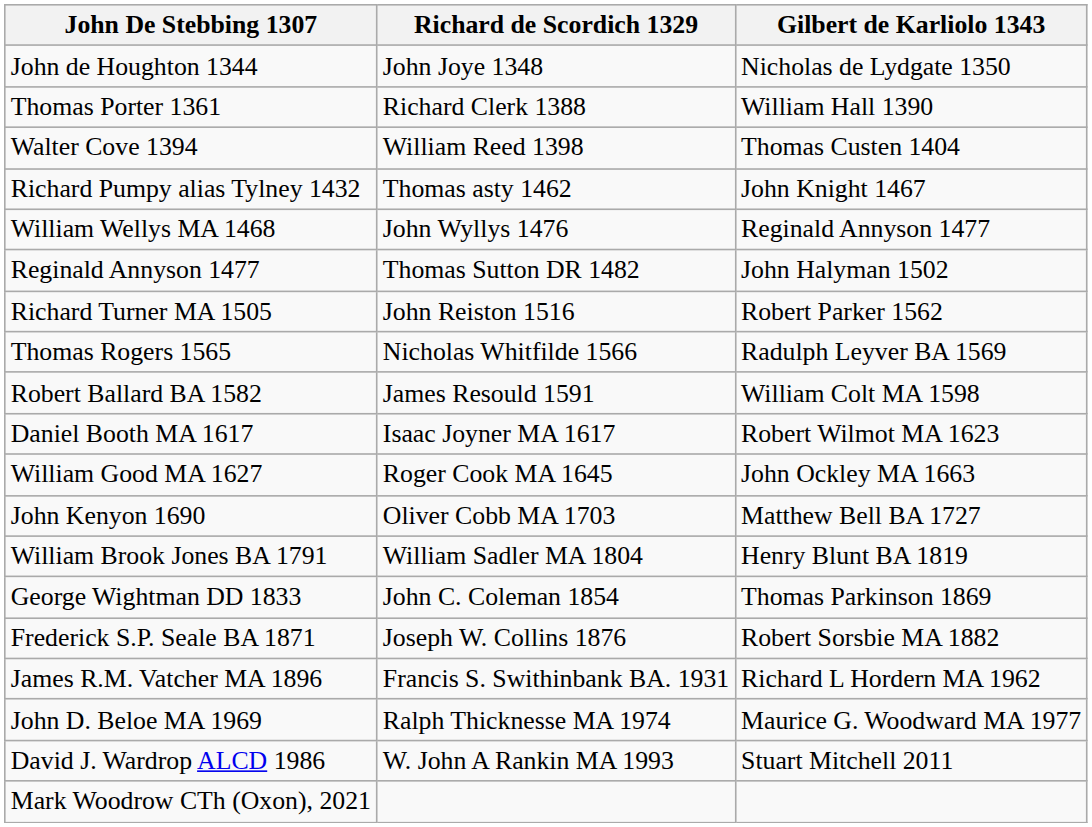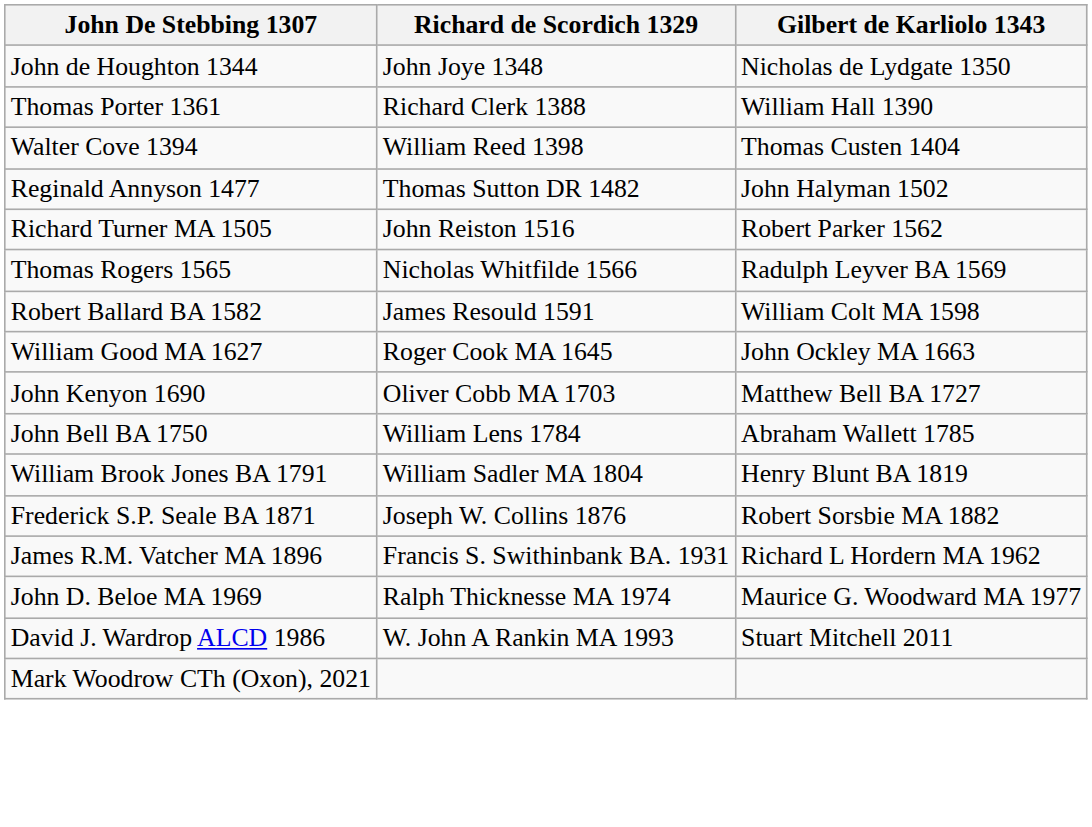- row: (186, 188)
- row: (143, 229)
- row: (132, 433)
+ row: (109, 433)
- row: (156, 596)
